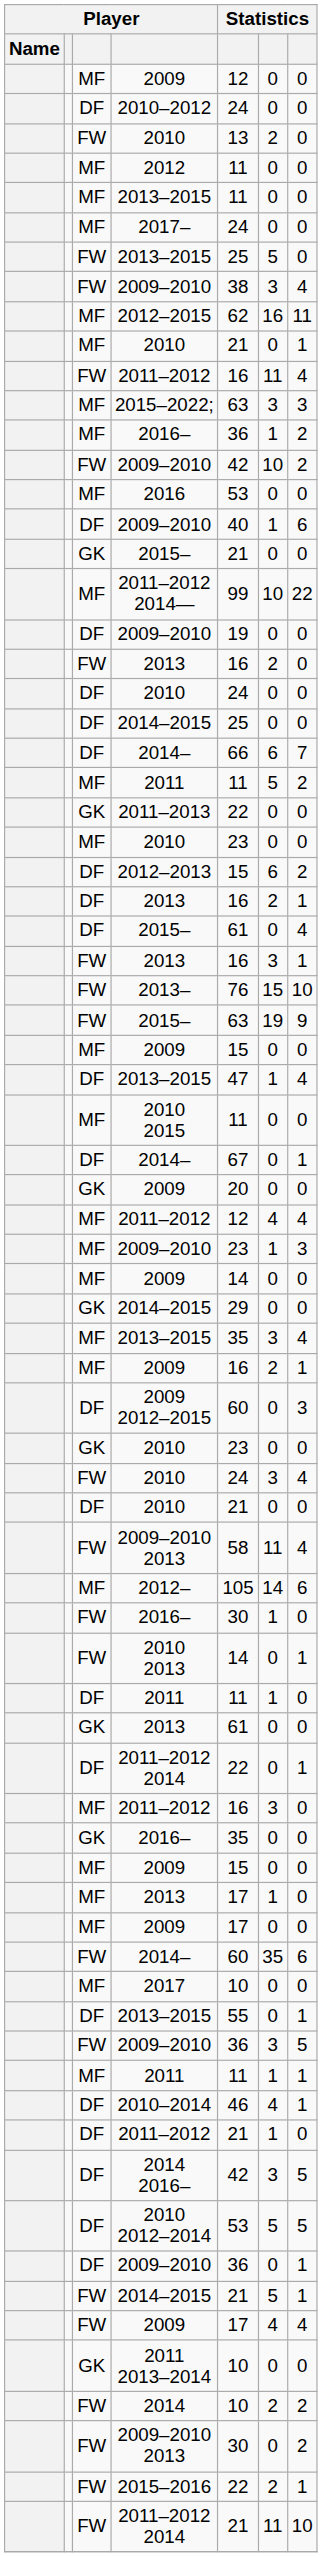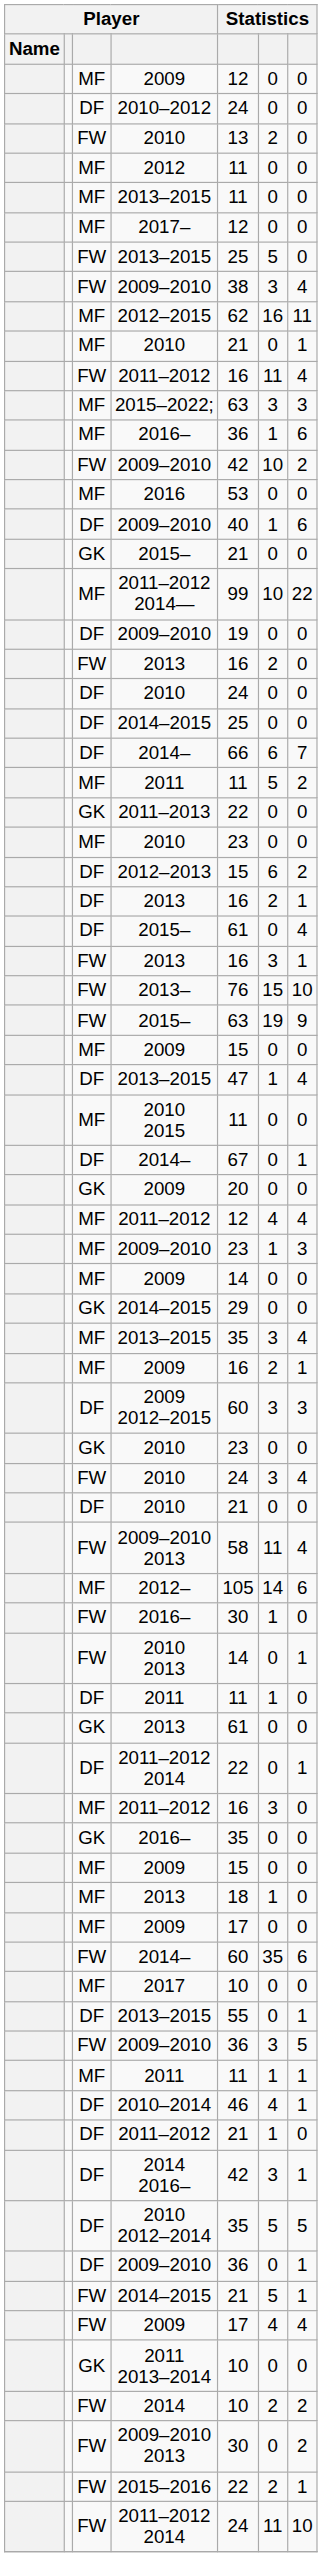(238, 227) 24 -> (238, 227) 12
(302, 434) 2 -> (302, 434) 6
(273, 1407) 0 -> (273, 1407) 3
(238, 1897) 17 -> (238, 1897) 18
(302, 2175) 5 -> (302, 2175) 1
(238, 2225) 53 -> (238, 2225) 35
(238, 2526) 21 -> (238, 2526) 24
